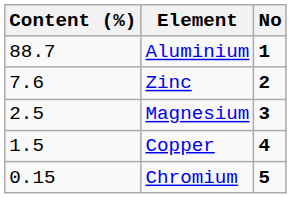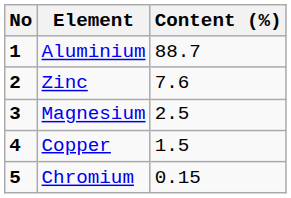columns swapped: (270, 20) <-> (73, 20)
